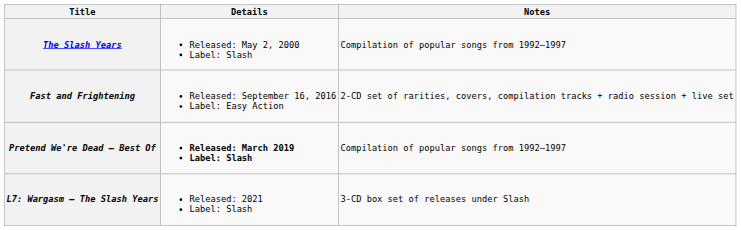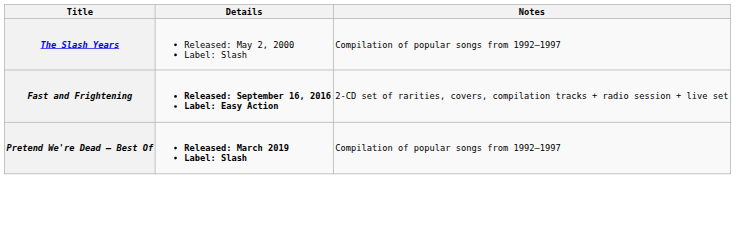(249, 101) normal -> (244, 101) bold
- row: (82, 200)
